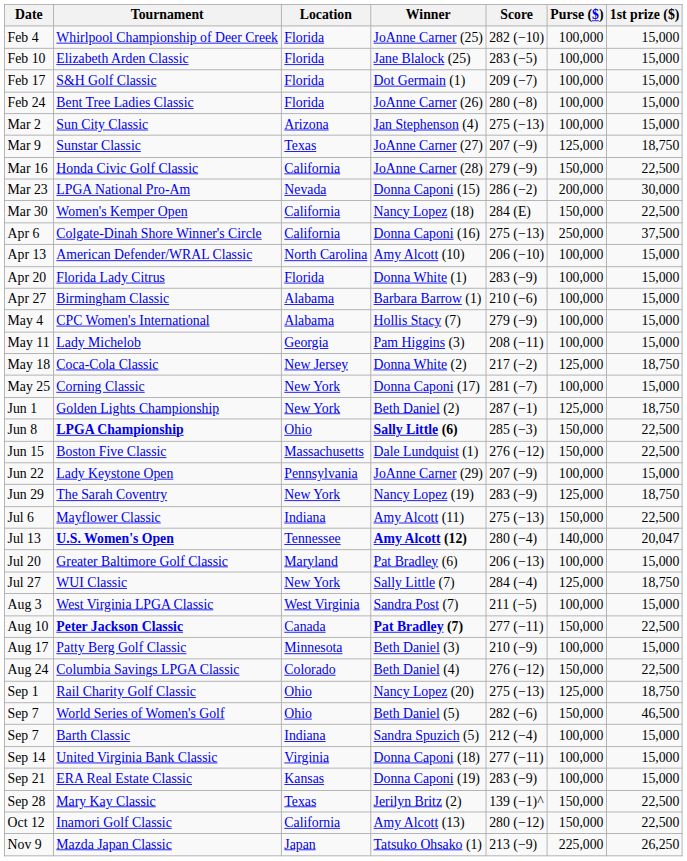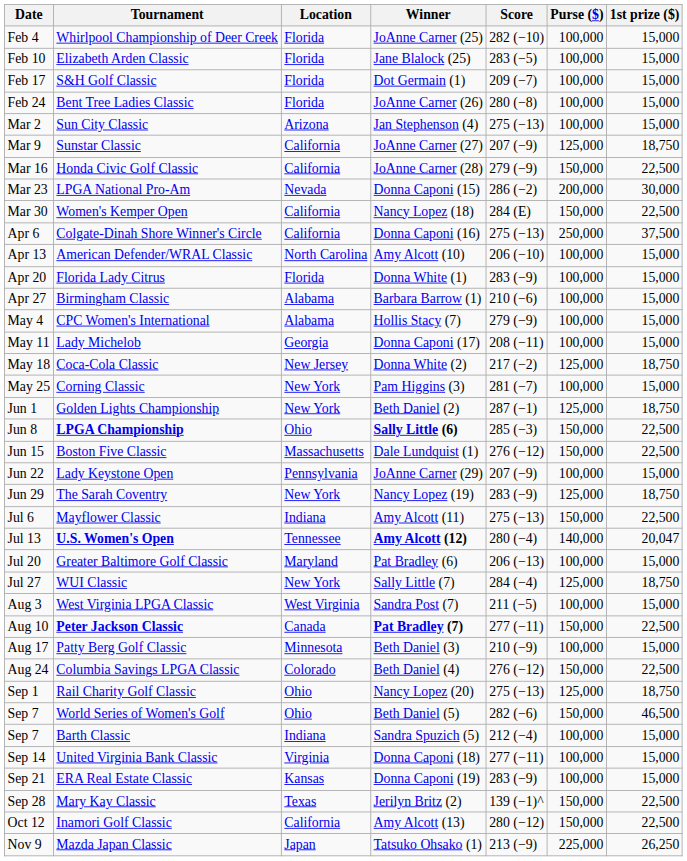(300, 146) Texas -> (312, 146) California
(419, 342) Pam Higgins (3) -> (427, 342) Donna Caponi (17)
(427, 386) Donna Caponi (17) -> (419, 386) Pam Higgins (3)
